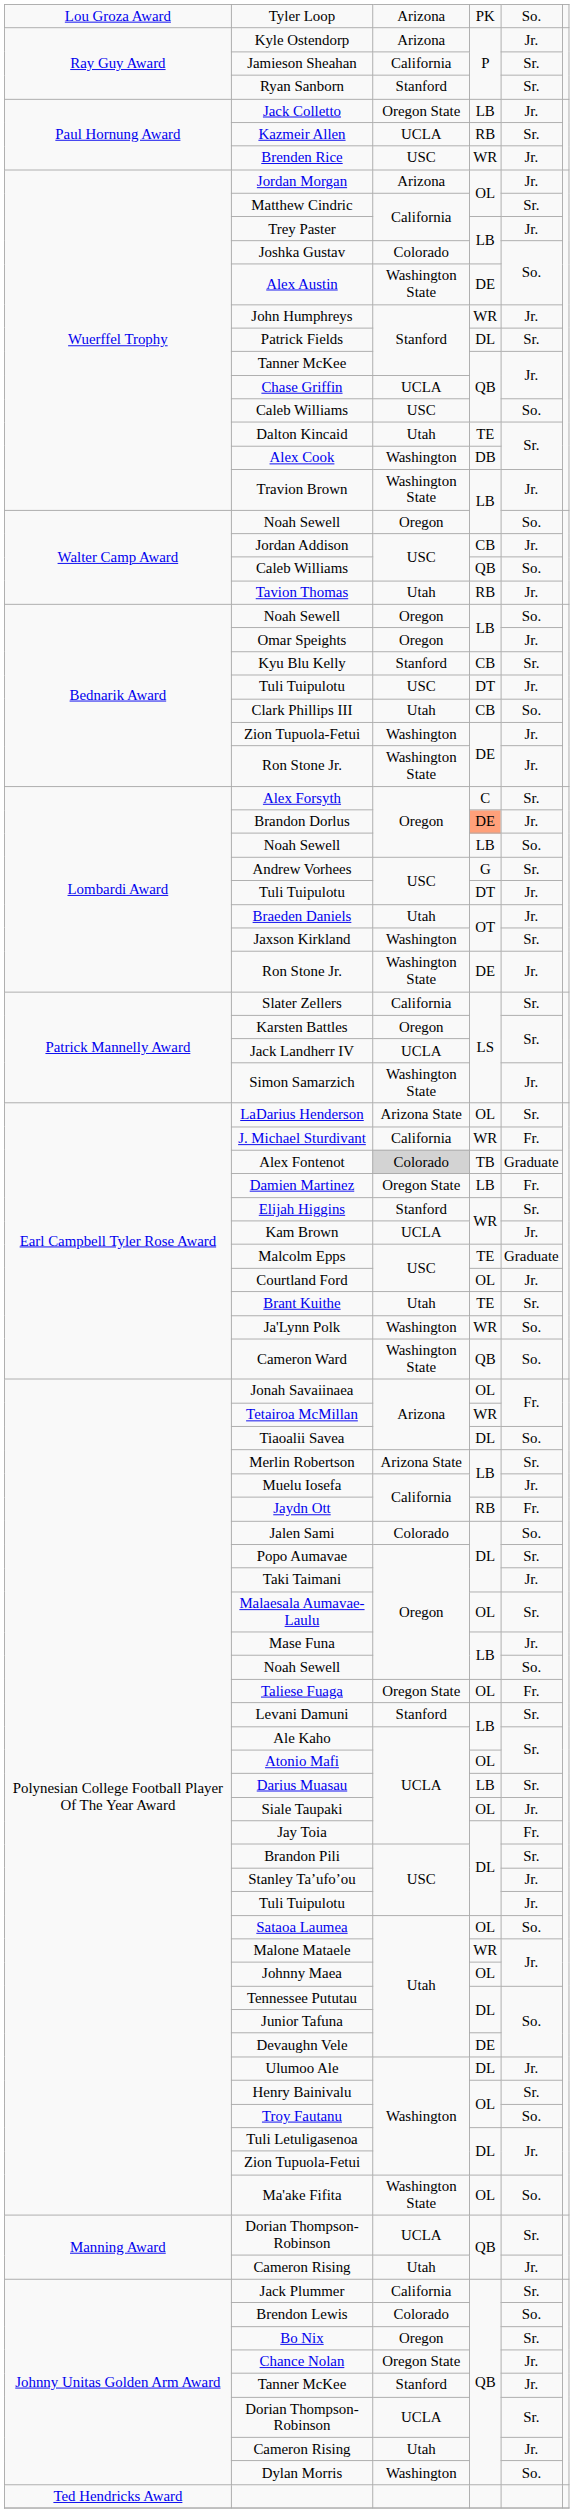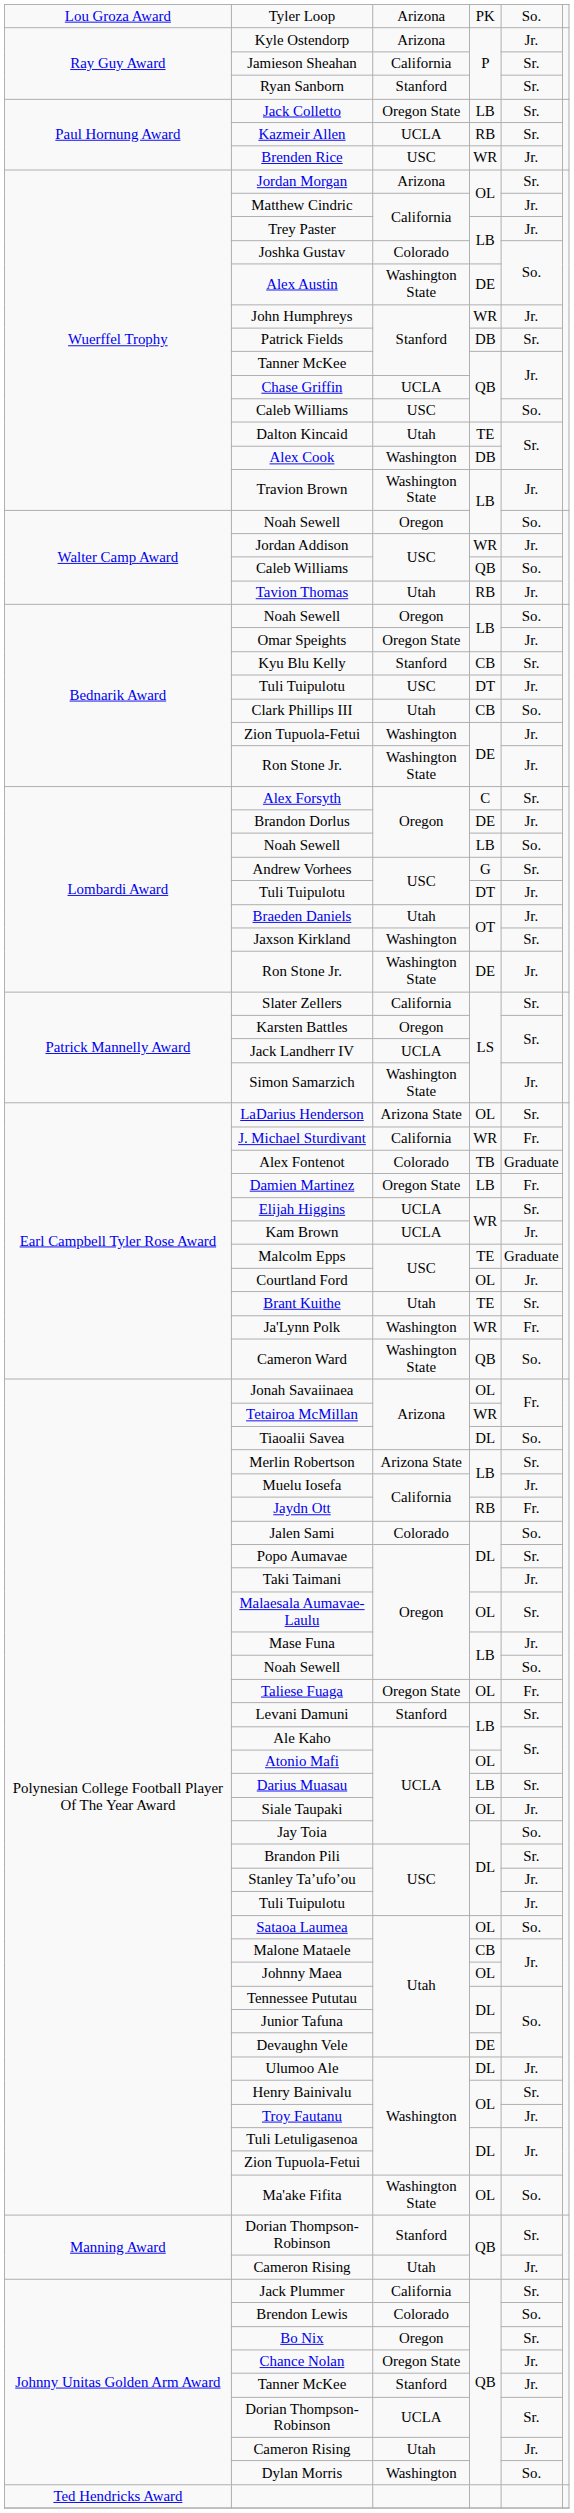(531, 110) Jr. -> (531, 110) Sr.
(531, 181) Jr. -> (531, 181) Sr.
(531, 205) Sr. -> (531, 205) Jr.
(485, 339) DL -> (485, 339) DB
(485, 545) CB -> (485, 545) WR
(421, 639) Oregon -> (421, 639) Oregon State
(485, 821) lightsalmon background -> (485, 821) no background
(421, 1161) lightgrey background -> (421, 1161) no background
(421, 1209) Stanford -> (421, 1209) UCLA
(531, 1327) So. -> (531, 1327) Fr.
(531, 1832) Fr. -> (531, 1832) So.
(485, 1950) WR -> (485, 1950) CB
(531, 2115) So. -> (531, 2115) Jr.
(421, 2235) UCLA -> (421, 2235) Stanford
